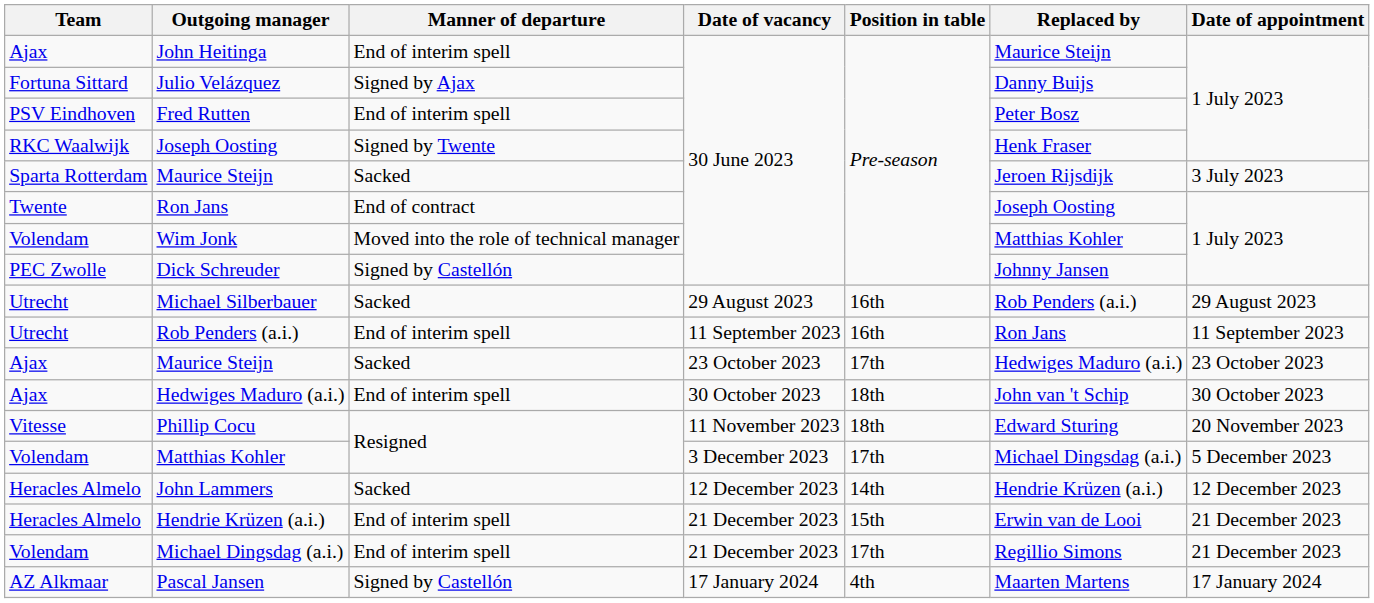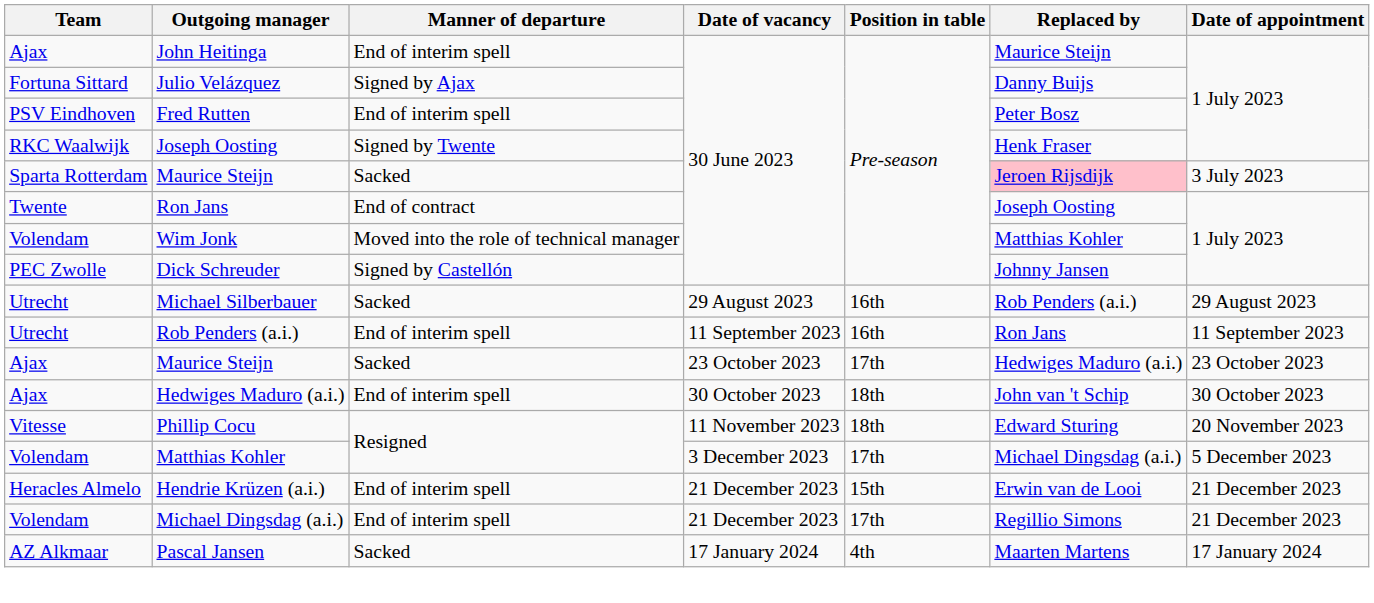(1054, 176) no background -> (1054, 176) pink background
- row: (75, 488)
(433, 581) Signed by Castellón -> (382, 550) Sacked
